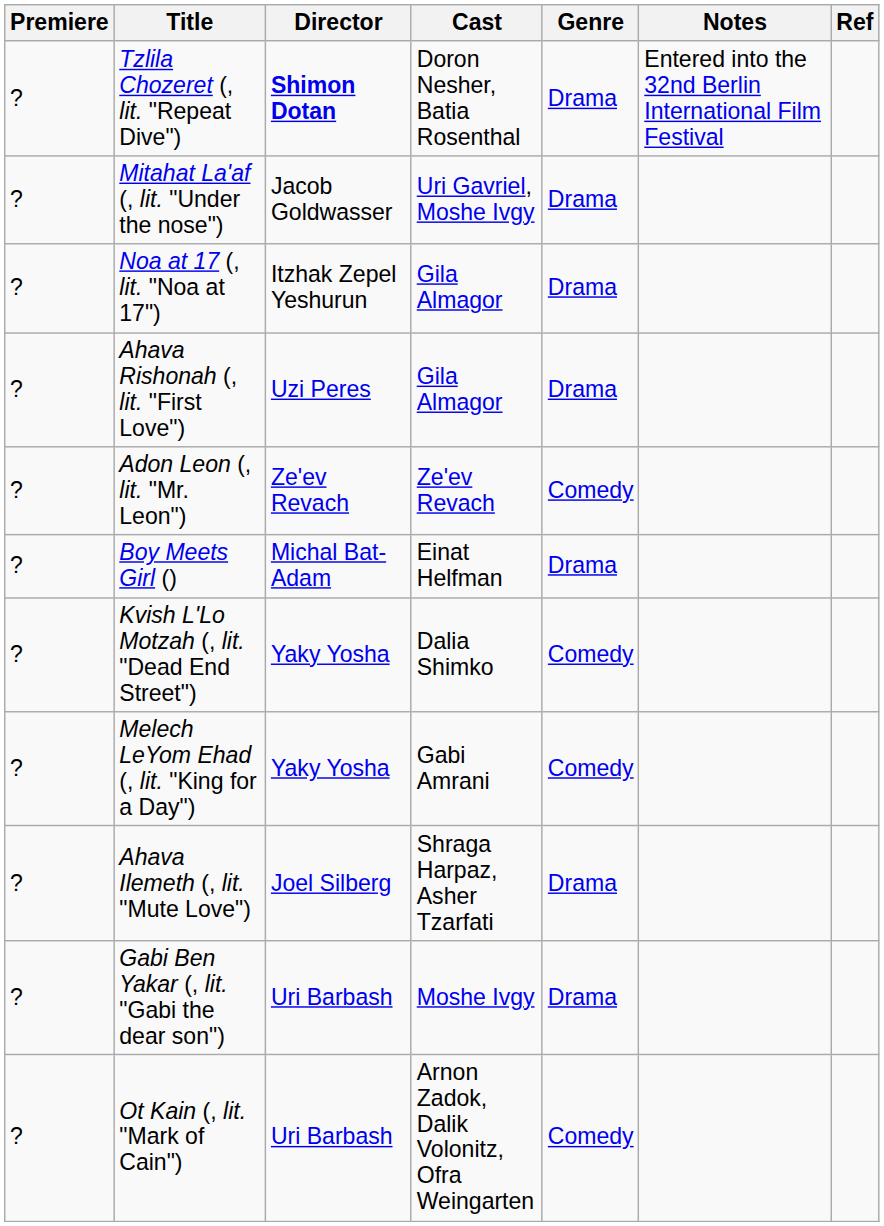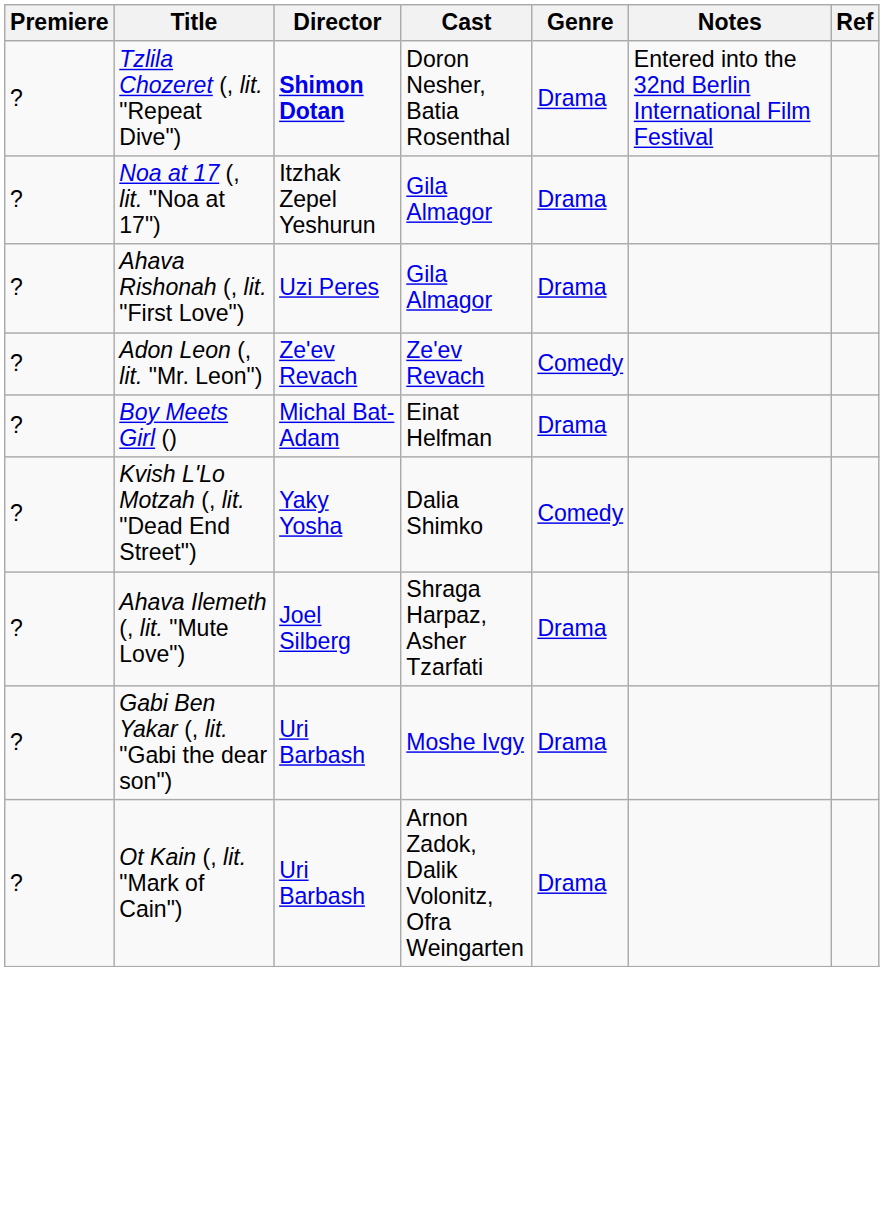- row: (185, 199)
- row: (188, 768)
(591, 1137) Comedy -> (572, 882) Drama
